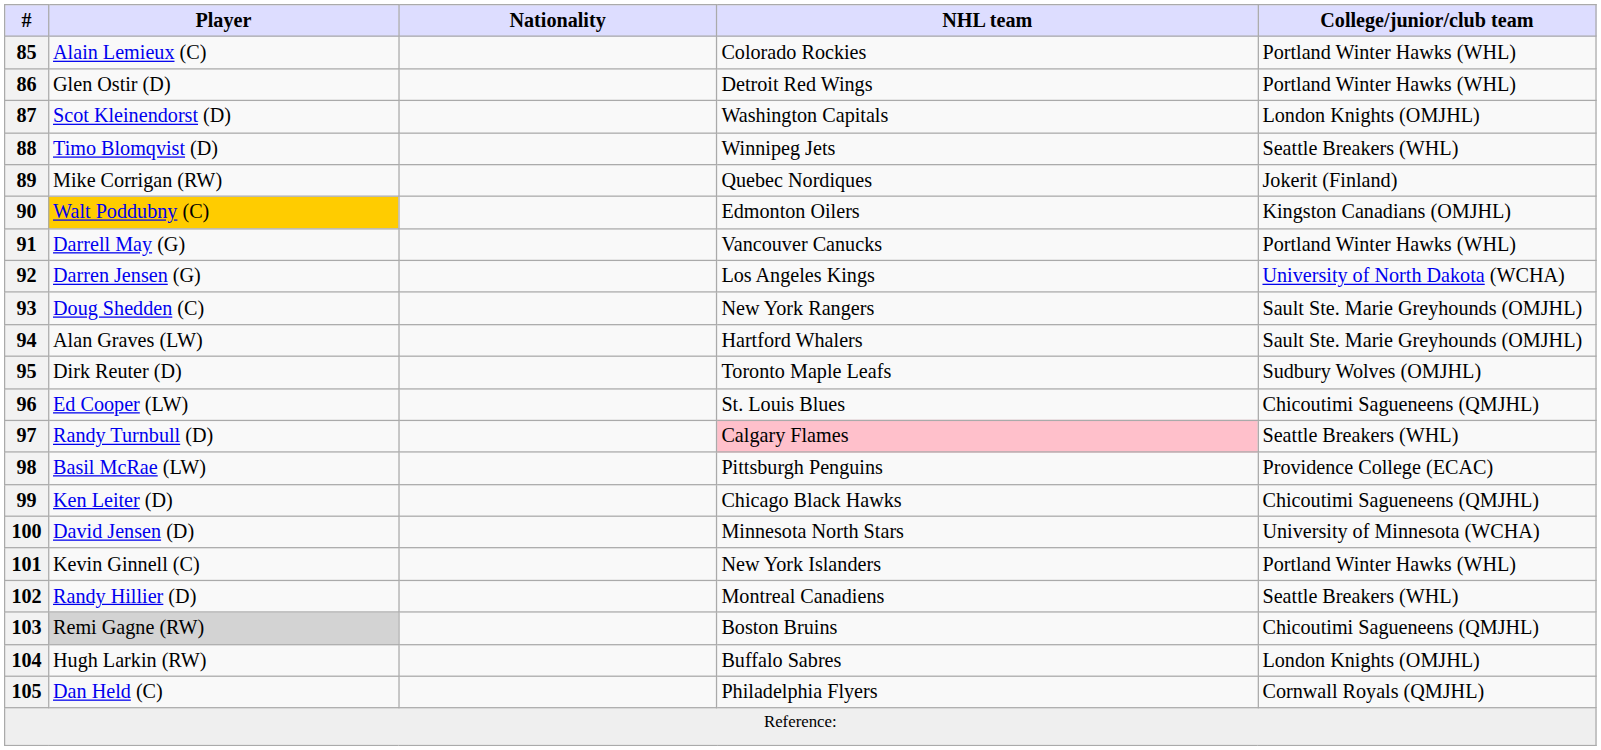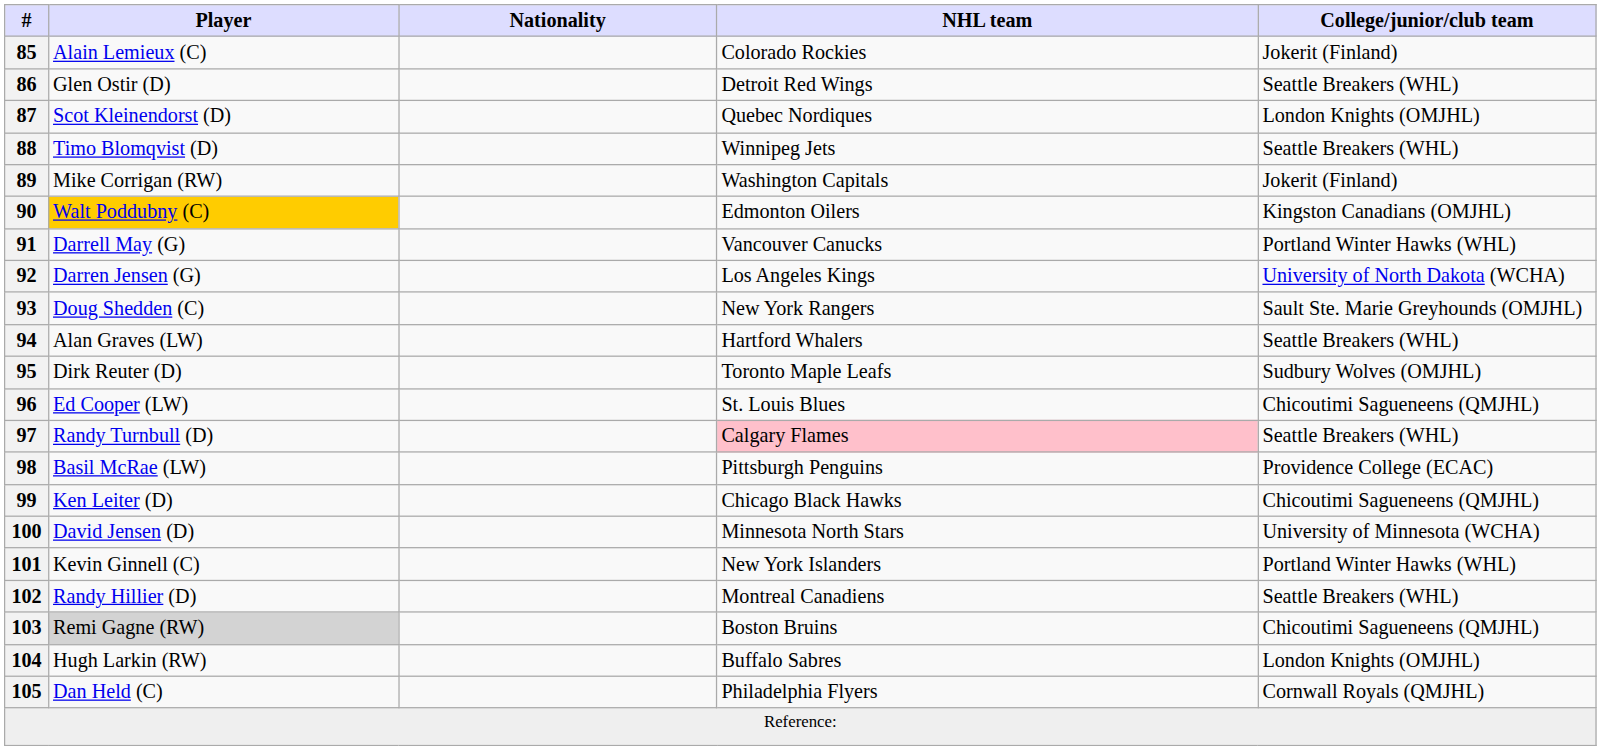(1389, 52) Portland Winter Hawks (WHL) -> (1330, 52) Jokerit (Finland)
(1389, 84) Portland Winter Hawks (WHL) -> (1360, 84) Seattle Breakers (WHL)
(805, 116) Washington Capitals -> (797, 116) Quebec Nordiques
(797, 180) Quebec Nordiques -> (805, 180) Washington Capitals
(1422, 340) Sault Ste. Marie Greyhounds (OMJHL) -> (1360, 340) Seattle Breakers (WHL)
